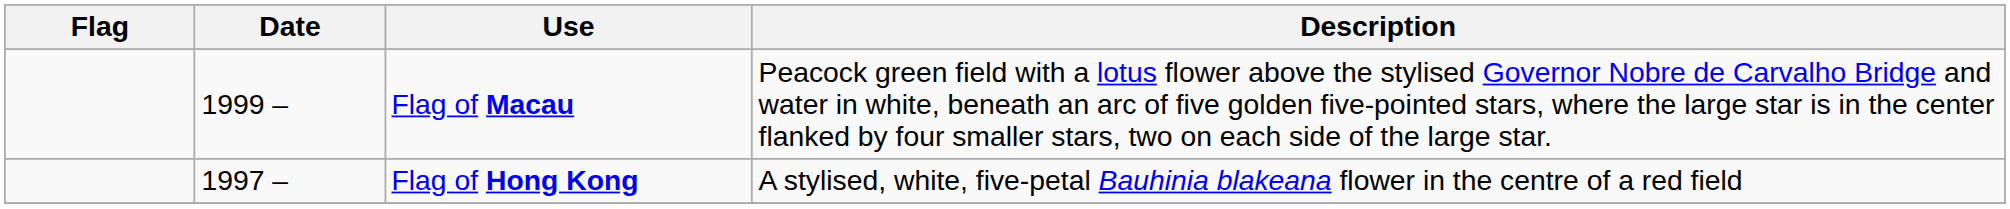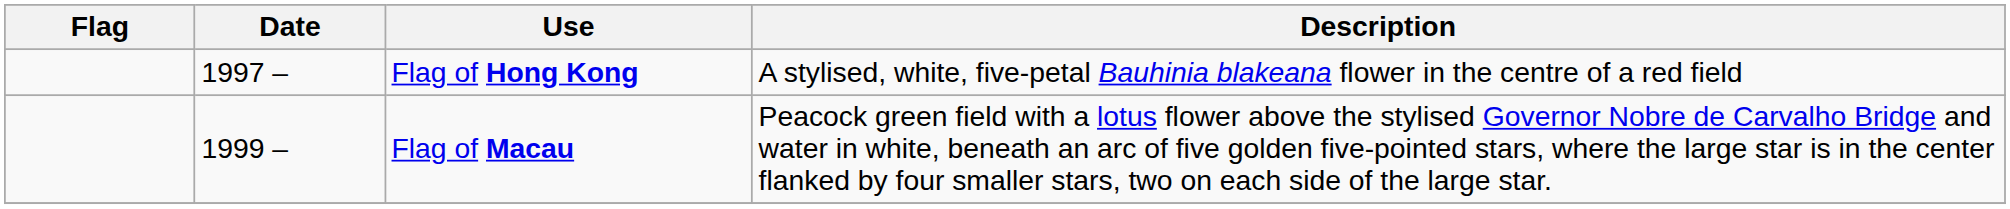rows swapped: (515, 180) <-> (483, 103)
